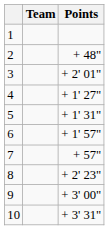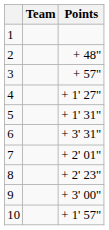(81, 74) + 2' 01" -> (87, 74) + 57"
(81, 134) + 1' 57" -> (81, 134) + 3' 31"
(87, 154) + 57" -> (81, 154) + 2' 01"
(81, 214) + 3' 31" -> (81, 214) + 1' 57"
